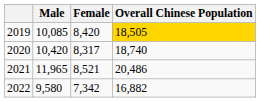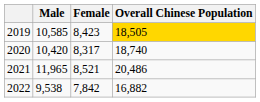(52, 32) 10,085 -> (52, 32) 10,585
(86, 32) 8,420 -> (86, 32) 8,423
(49, 87) 9,580 -> (49, 87) 9,538
(86, 87) 7,342 -> (86, 87) 7,842
